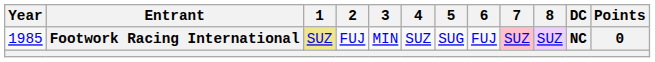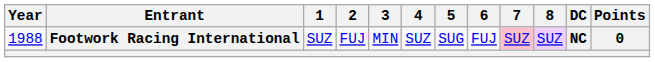(25, 39) 1985 -> (25, 39) 1988
(320, 39) khaki background -> (320, 39) no background
